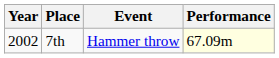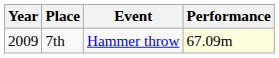(23, 40) 2002 -> (23, 40) 2009
